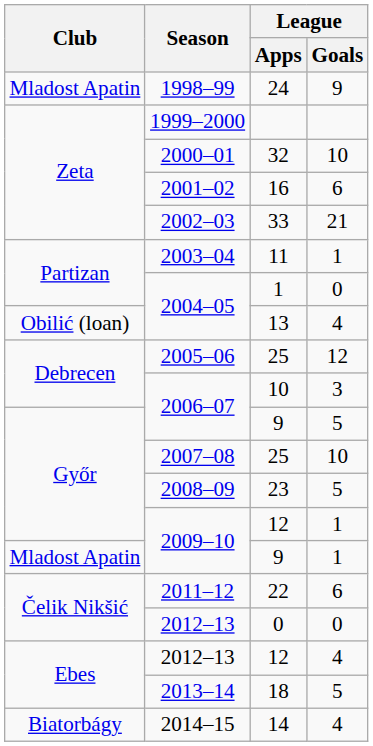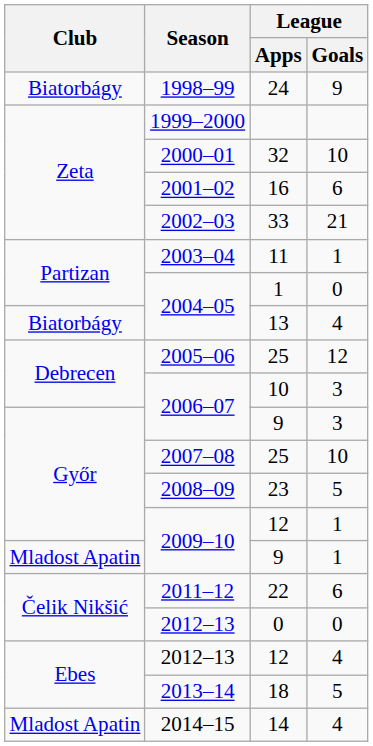(75, 88) Mladost Apatin -> (75, 88) Biatorbágy
(75, 322) Obilić (loan) -> (75, 322) Biatorbágy
(337, 423) 5 -> (337, 423) 3
(75, 724) Biatorbágy -> (75, 724) Mladost Apatin
